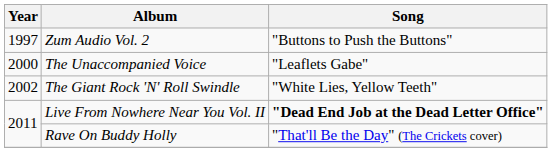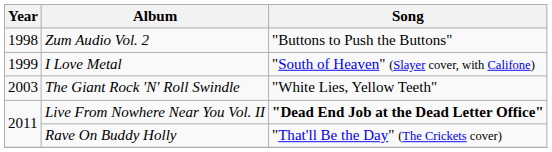(23, 40) 1997 -> (23, 40) 1998
+ row: (83, 64)
- row: (126, 64)
(23, 87) 2002 -> (23, 87) 2003
